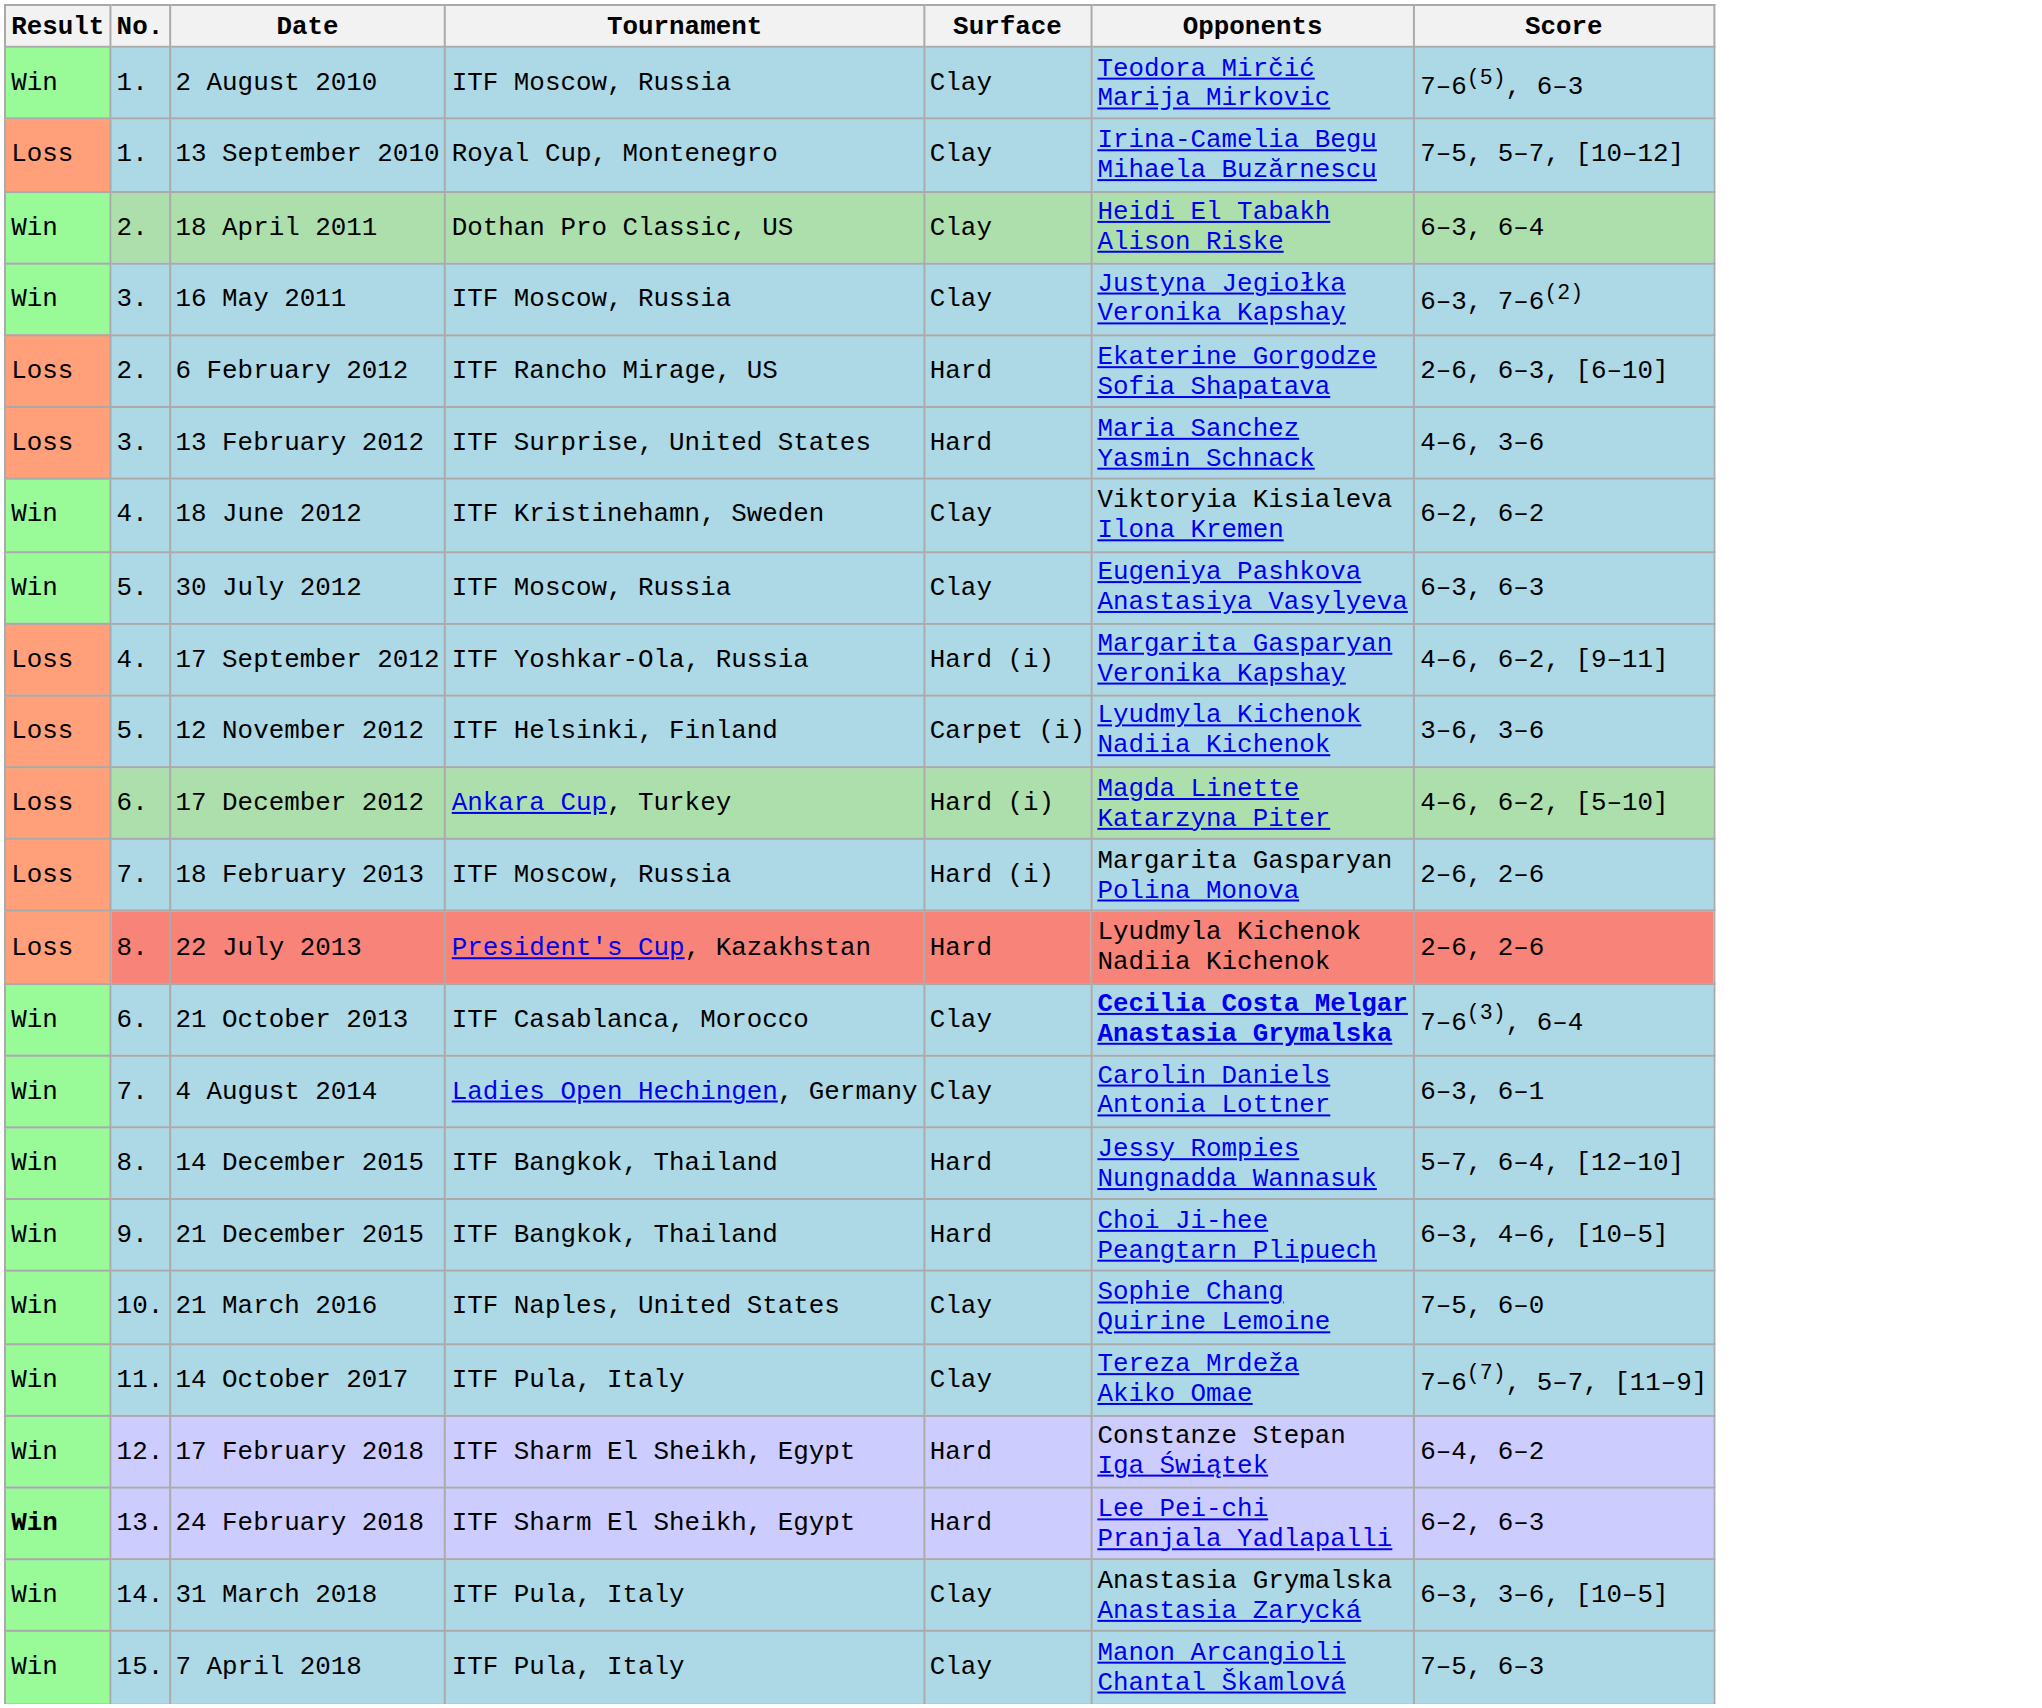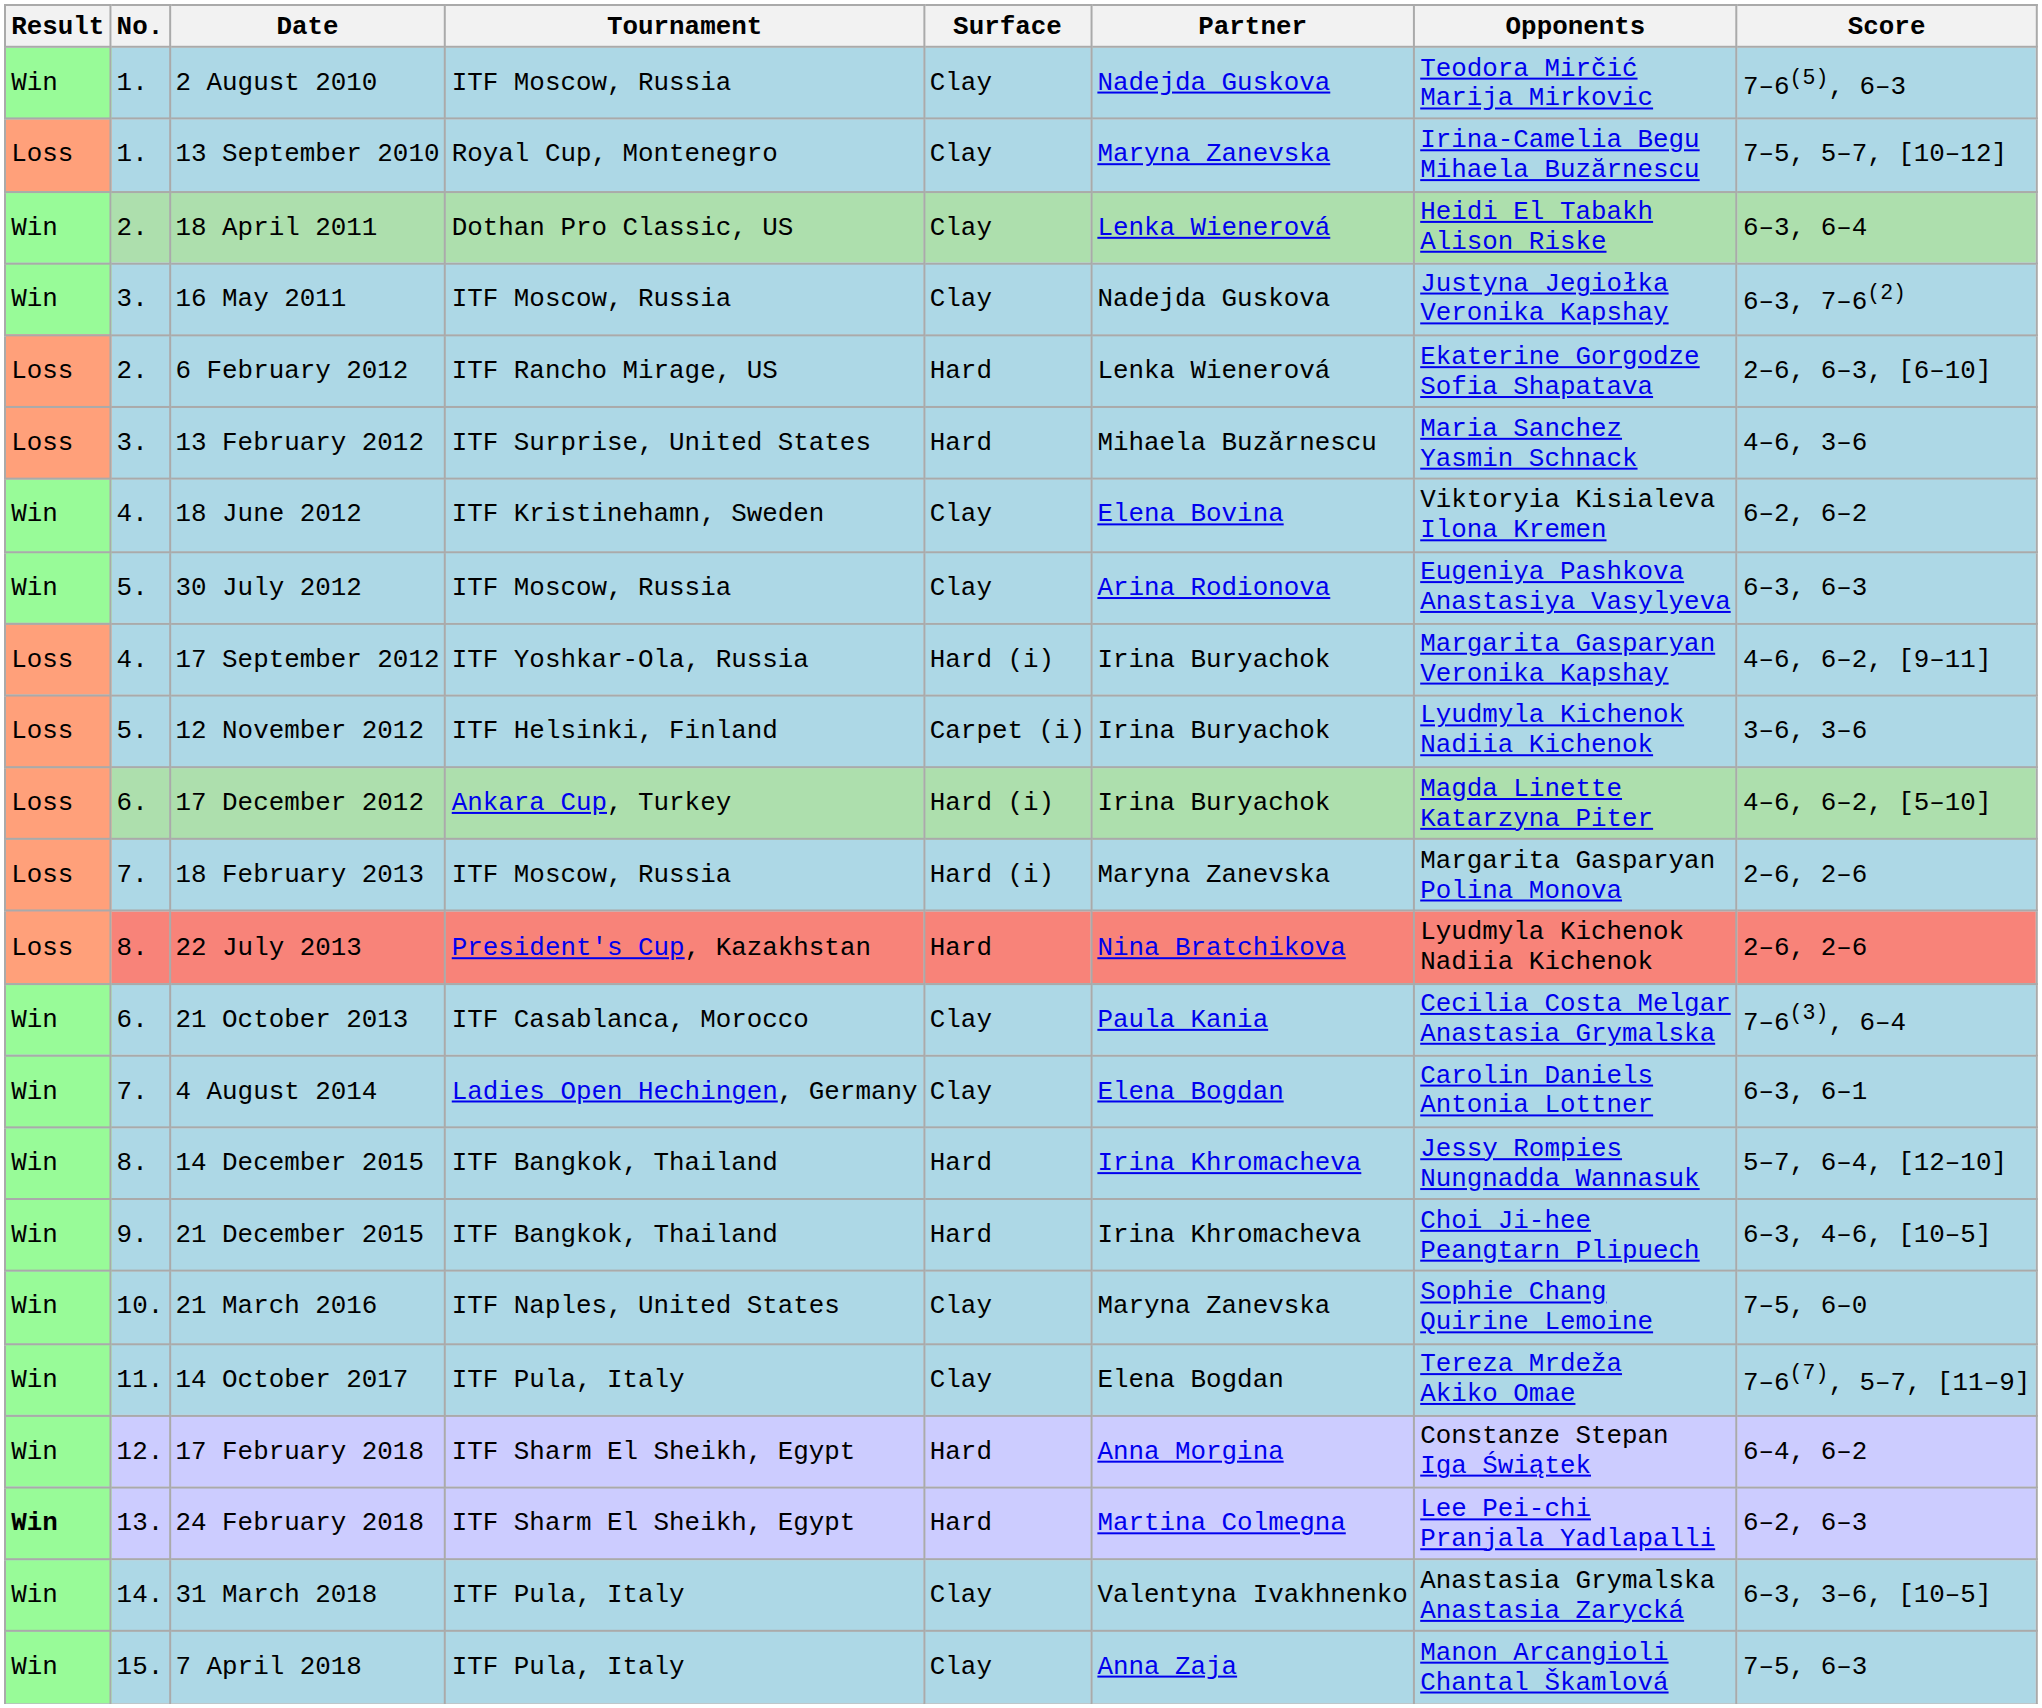+ column: (1253, 26)
(1253, 1019) bold -> (1575, 1019) normal
